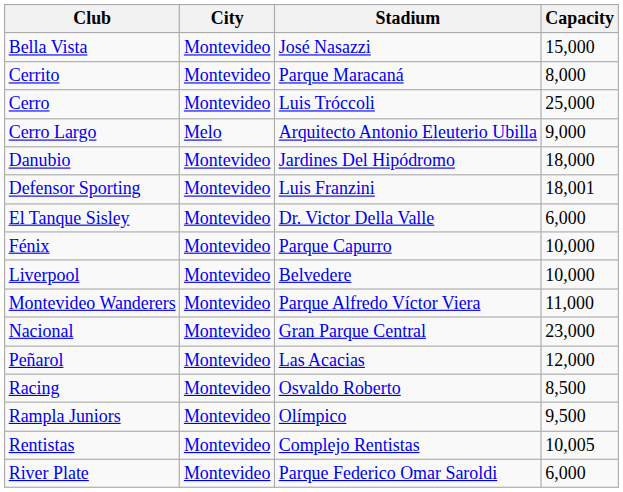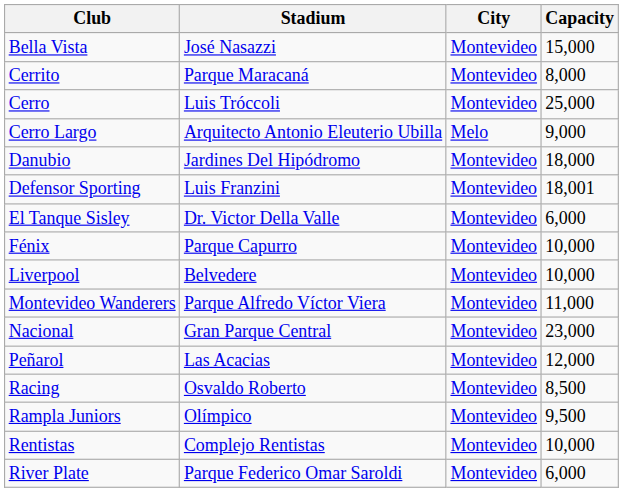columns swapped: (227, 18) <-> (408, 18)
(570, 445) 10,005 -> (570, 445) 10,000
